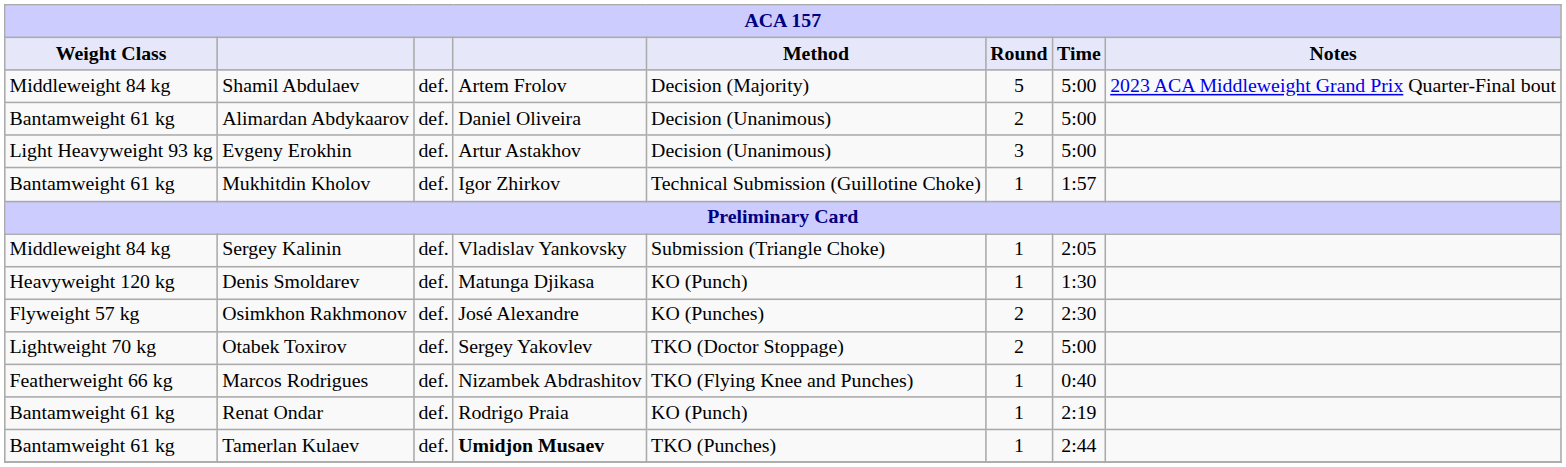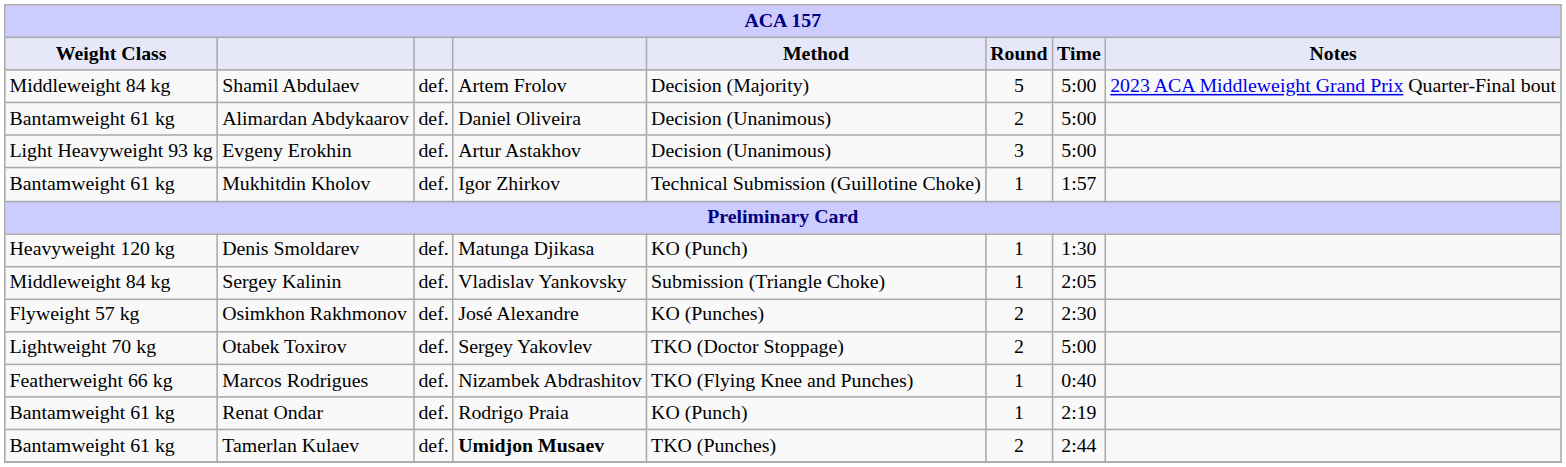rows swapped: (291, 282) <-> (282, 249)
(1019, 445) 1 -> (1019, 445) 2
